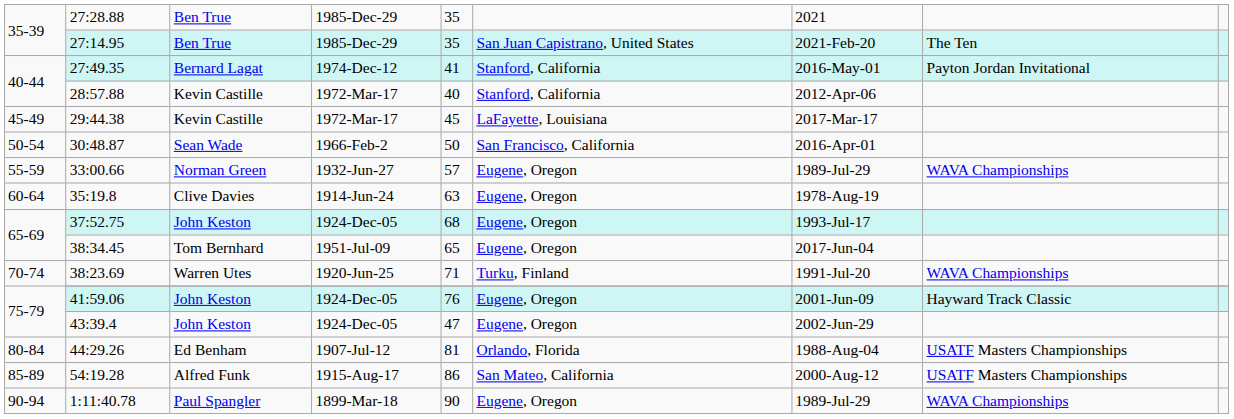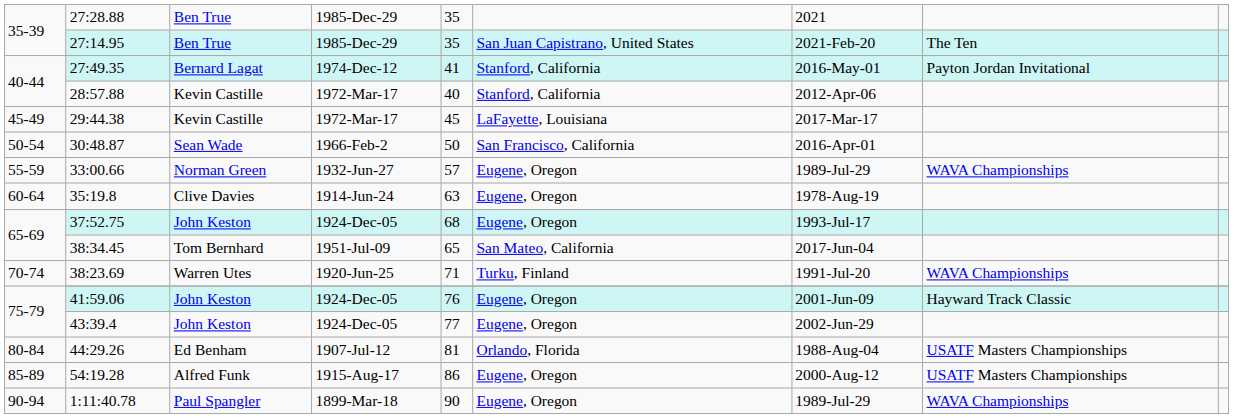(527, 247) Eugene, Oregon -> (545, 247) San Mateo, California
(452, 324) 47 -> (452, 324) 77
(545, 375) San Mateo, California -> (527, 375) Eugene, Oregon
